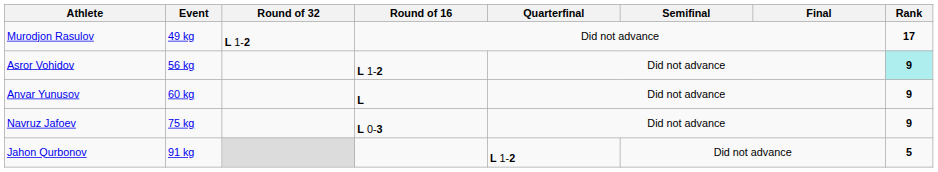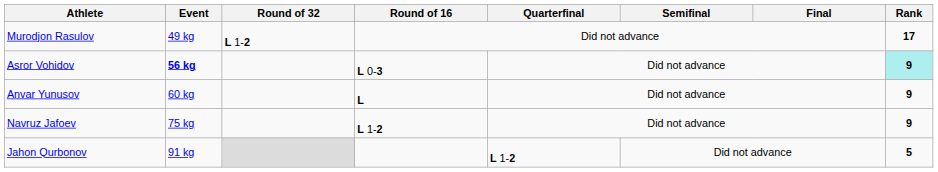(181, 65) normal -> (182, 65) bold
(370, 71) L 1-2 -> (370, 71) L 0-3
(370, 130) L 0-3 -> (370, 130) L 1-2
